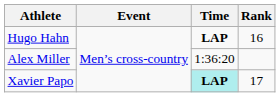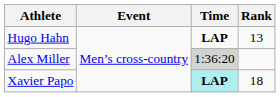(256, 37) 16 -> (256, 37) 13
(215, 59) no background -> (215, 59) lightgrey background
(256, 81) 17 -> (256, 81) 18
